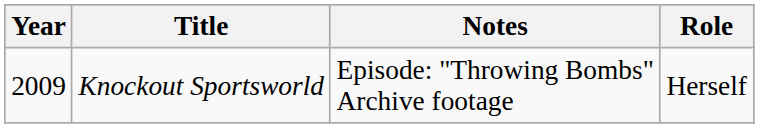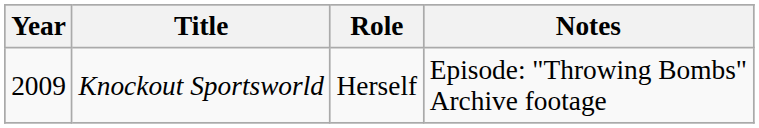columns swapped: (707, 26) <-> (495, 26)
